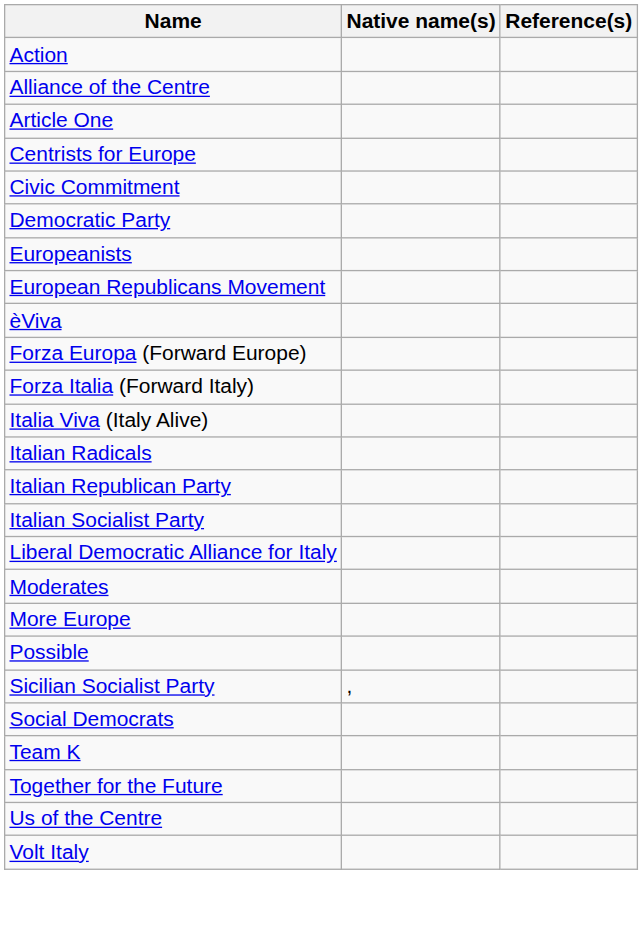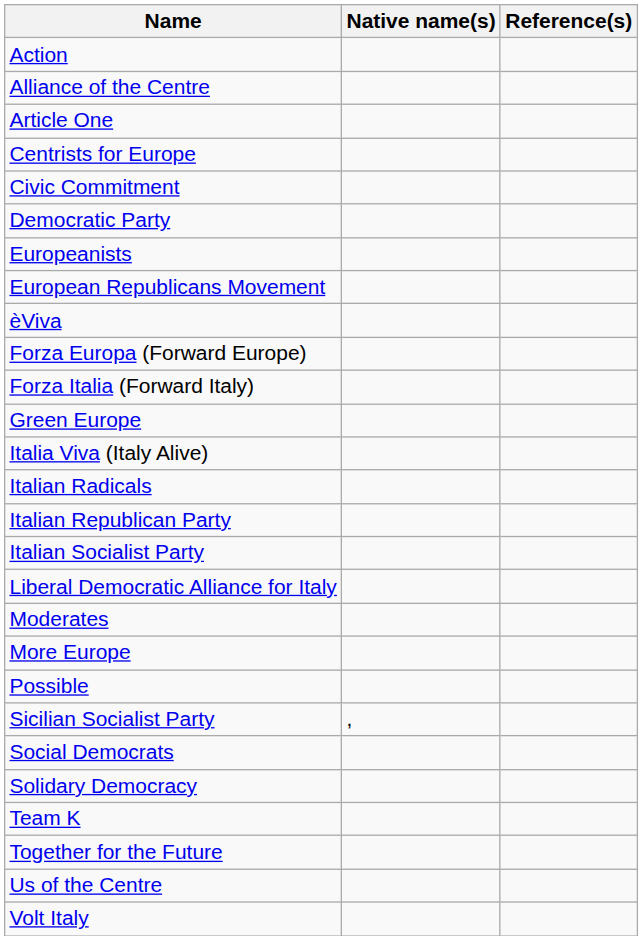+ row: (75, 420)
+ row: (103, 785)
